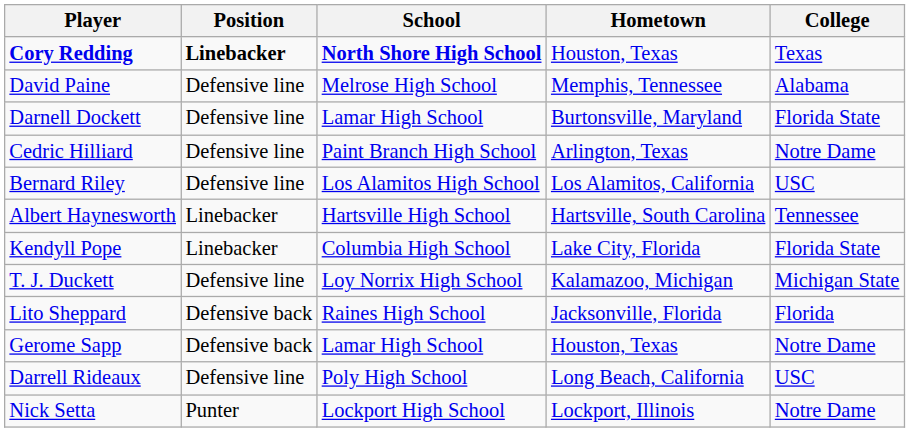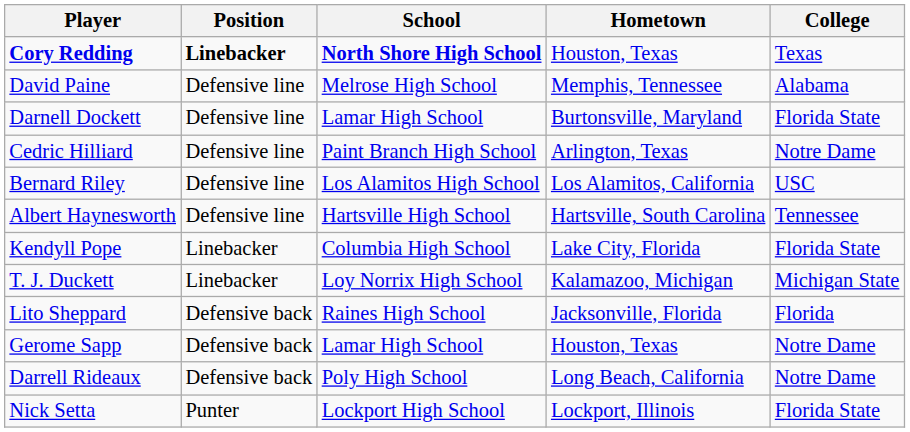(231, 215) Linebacker -> (245, 215) Defensive line
(245, 280) Defensive line -> (231, 280) Linebacker
(245, 378) Defensive line -> (249, 378) Defensive back
(795, 378) USC -> (825, 378) Notre Dame
(825, 410) Notre Dame -> (827, 410) Florida State
